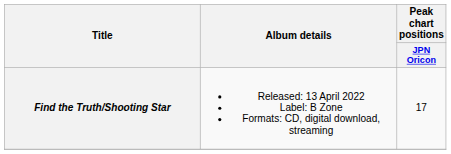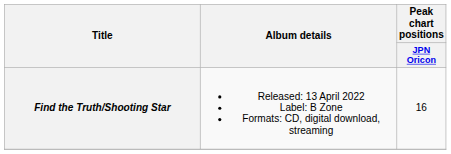(421, 108) 17 -> (421, 108) 16
